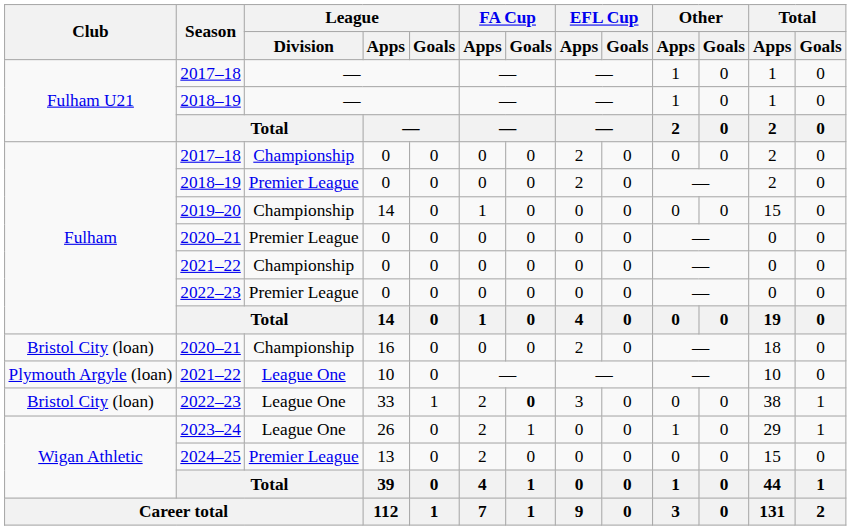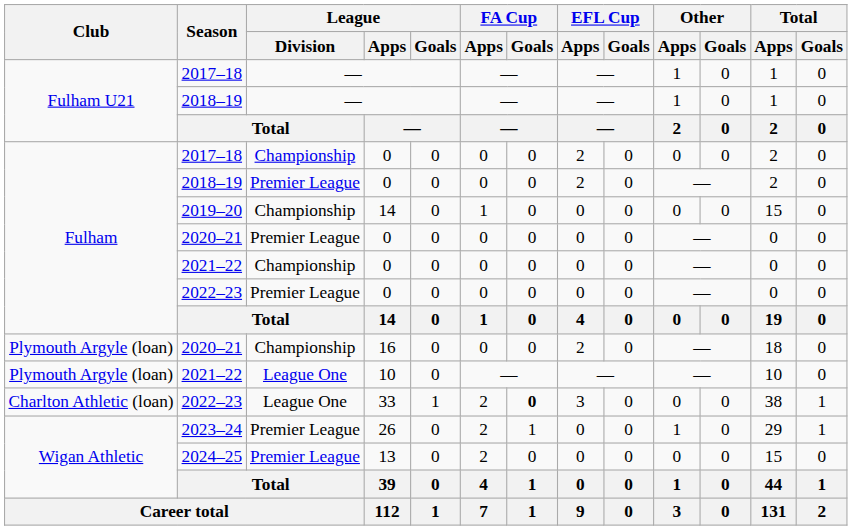(90, 347) Bristol City (loan) -> (91, 347) Plymouth Argyle (loan)
(90, 401) Bristol City (loan) -> (91, 401) Charlton Athletic (loan)
(304, 429) League One -> (305, 429) Premier League
